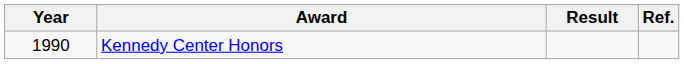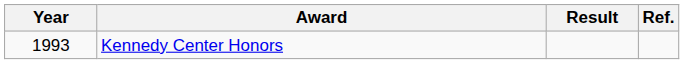(51, 44) 1990 -> (51, 44) 1993
